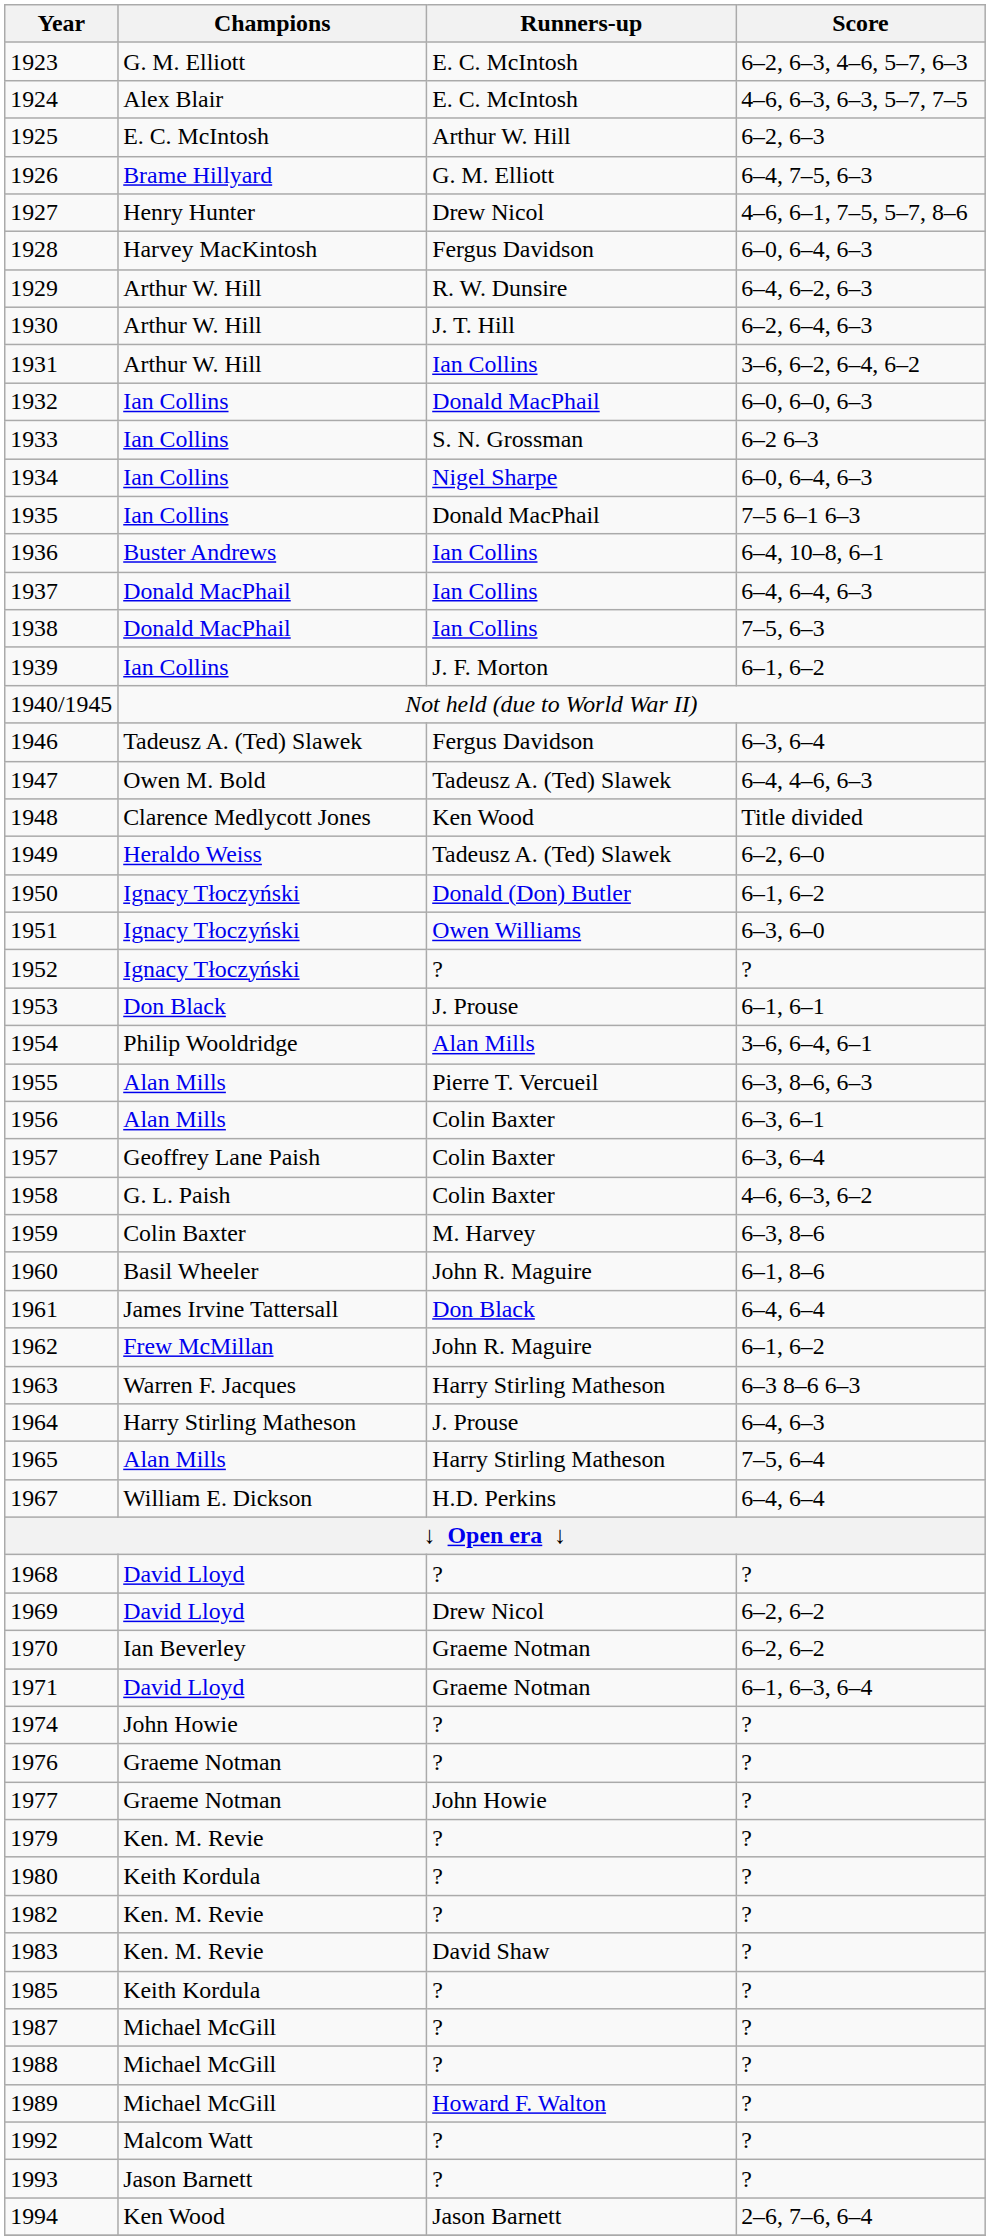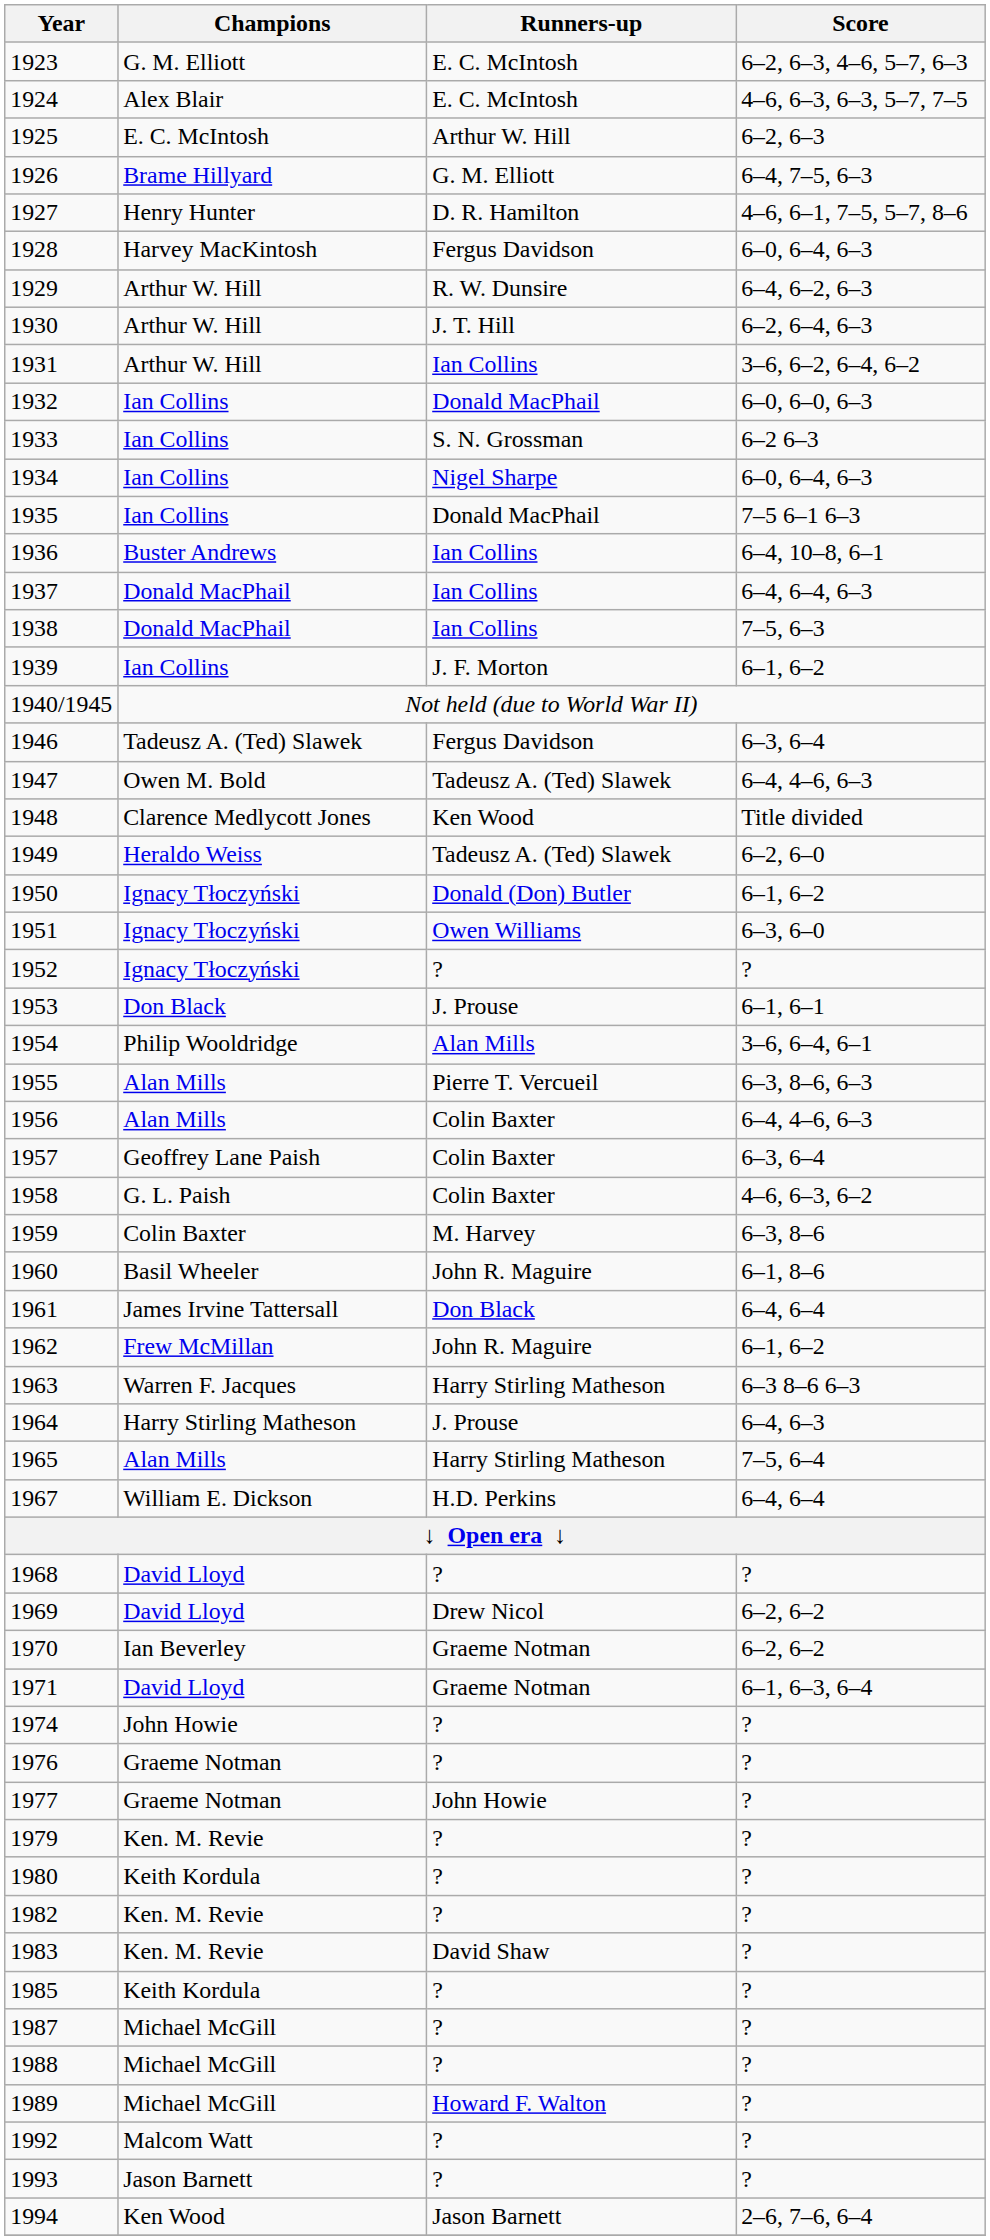(488, 212) Drew Nicol -> (506, 212) D. R. Hamilton
(783, 1119) 6–3, 6–1 -> (807, 1119) 6–4, 4–6, 6–3
